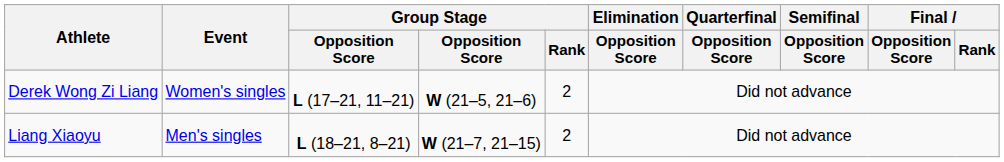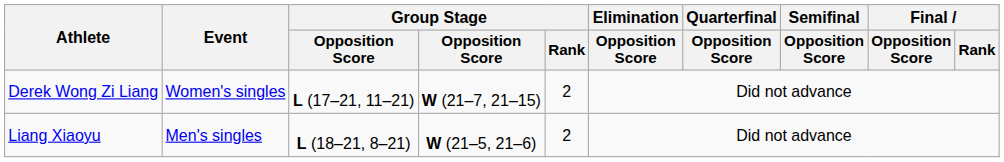(481, 101) W (21–5, 21–6) -> (481, 101) W (21–7, 21–15)
(481, 144) W (21–7, 21–15) -> (481, 144) W (21–5, 21–6)
